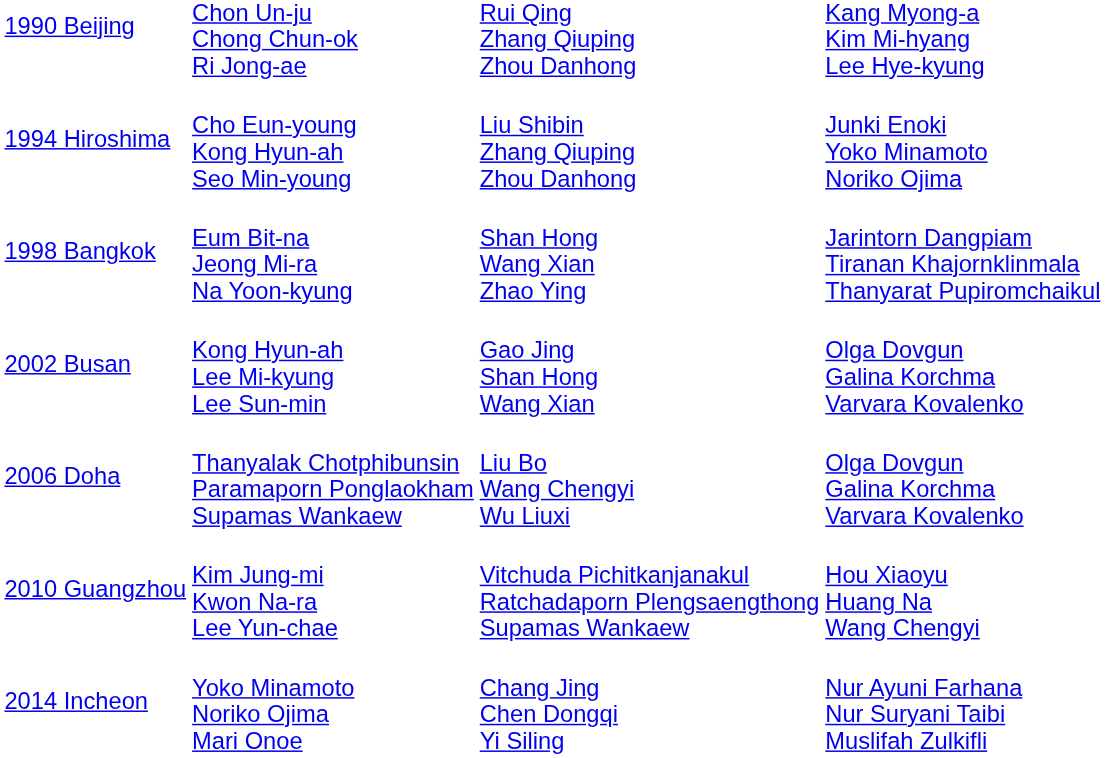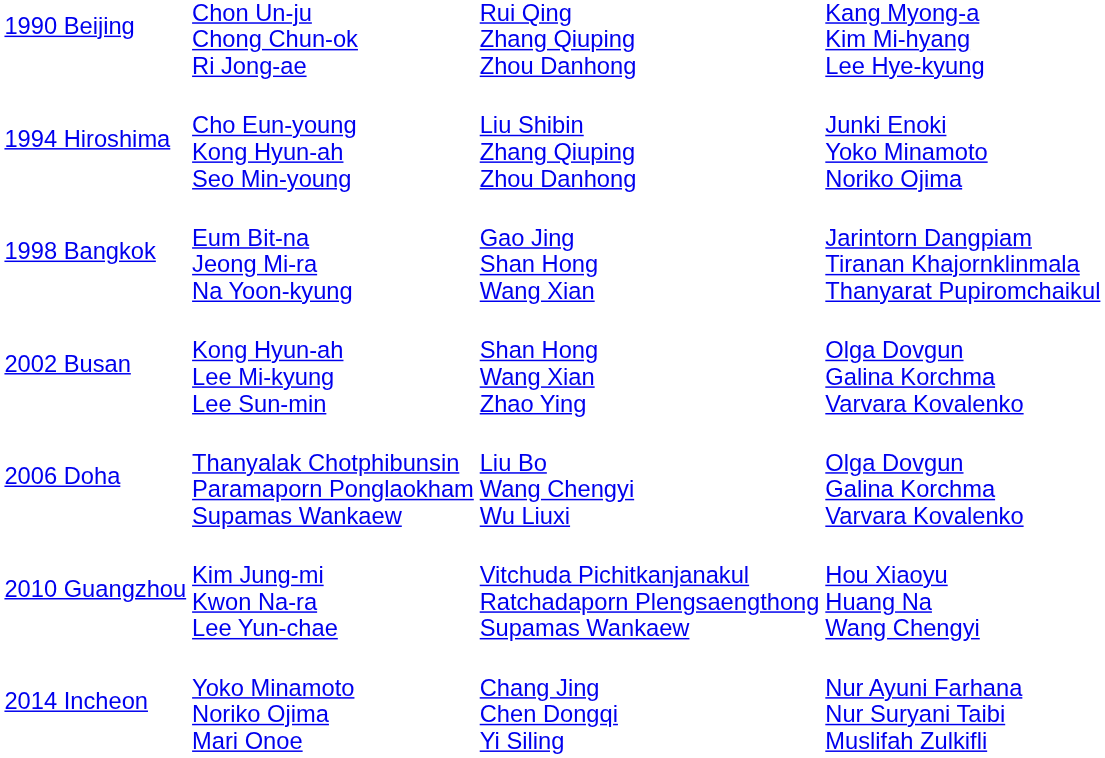(539, 264) Shan Hong Wang Xian Zhao Ying -> (539, 264) Gao Jing Shan Hong Wang Xian
(539, 377) Gao Jing Shan Hong Wang Xian -> (539, 377) Shan Hong Wang Xian Zhao Ying
